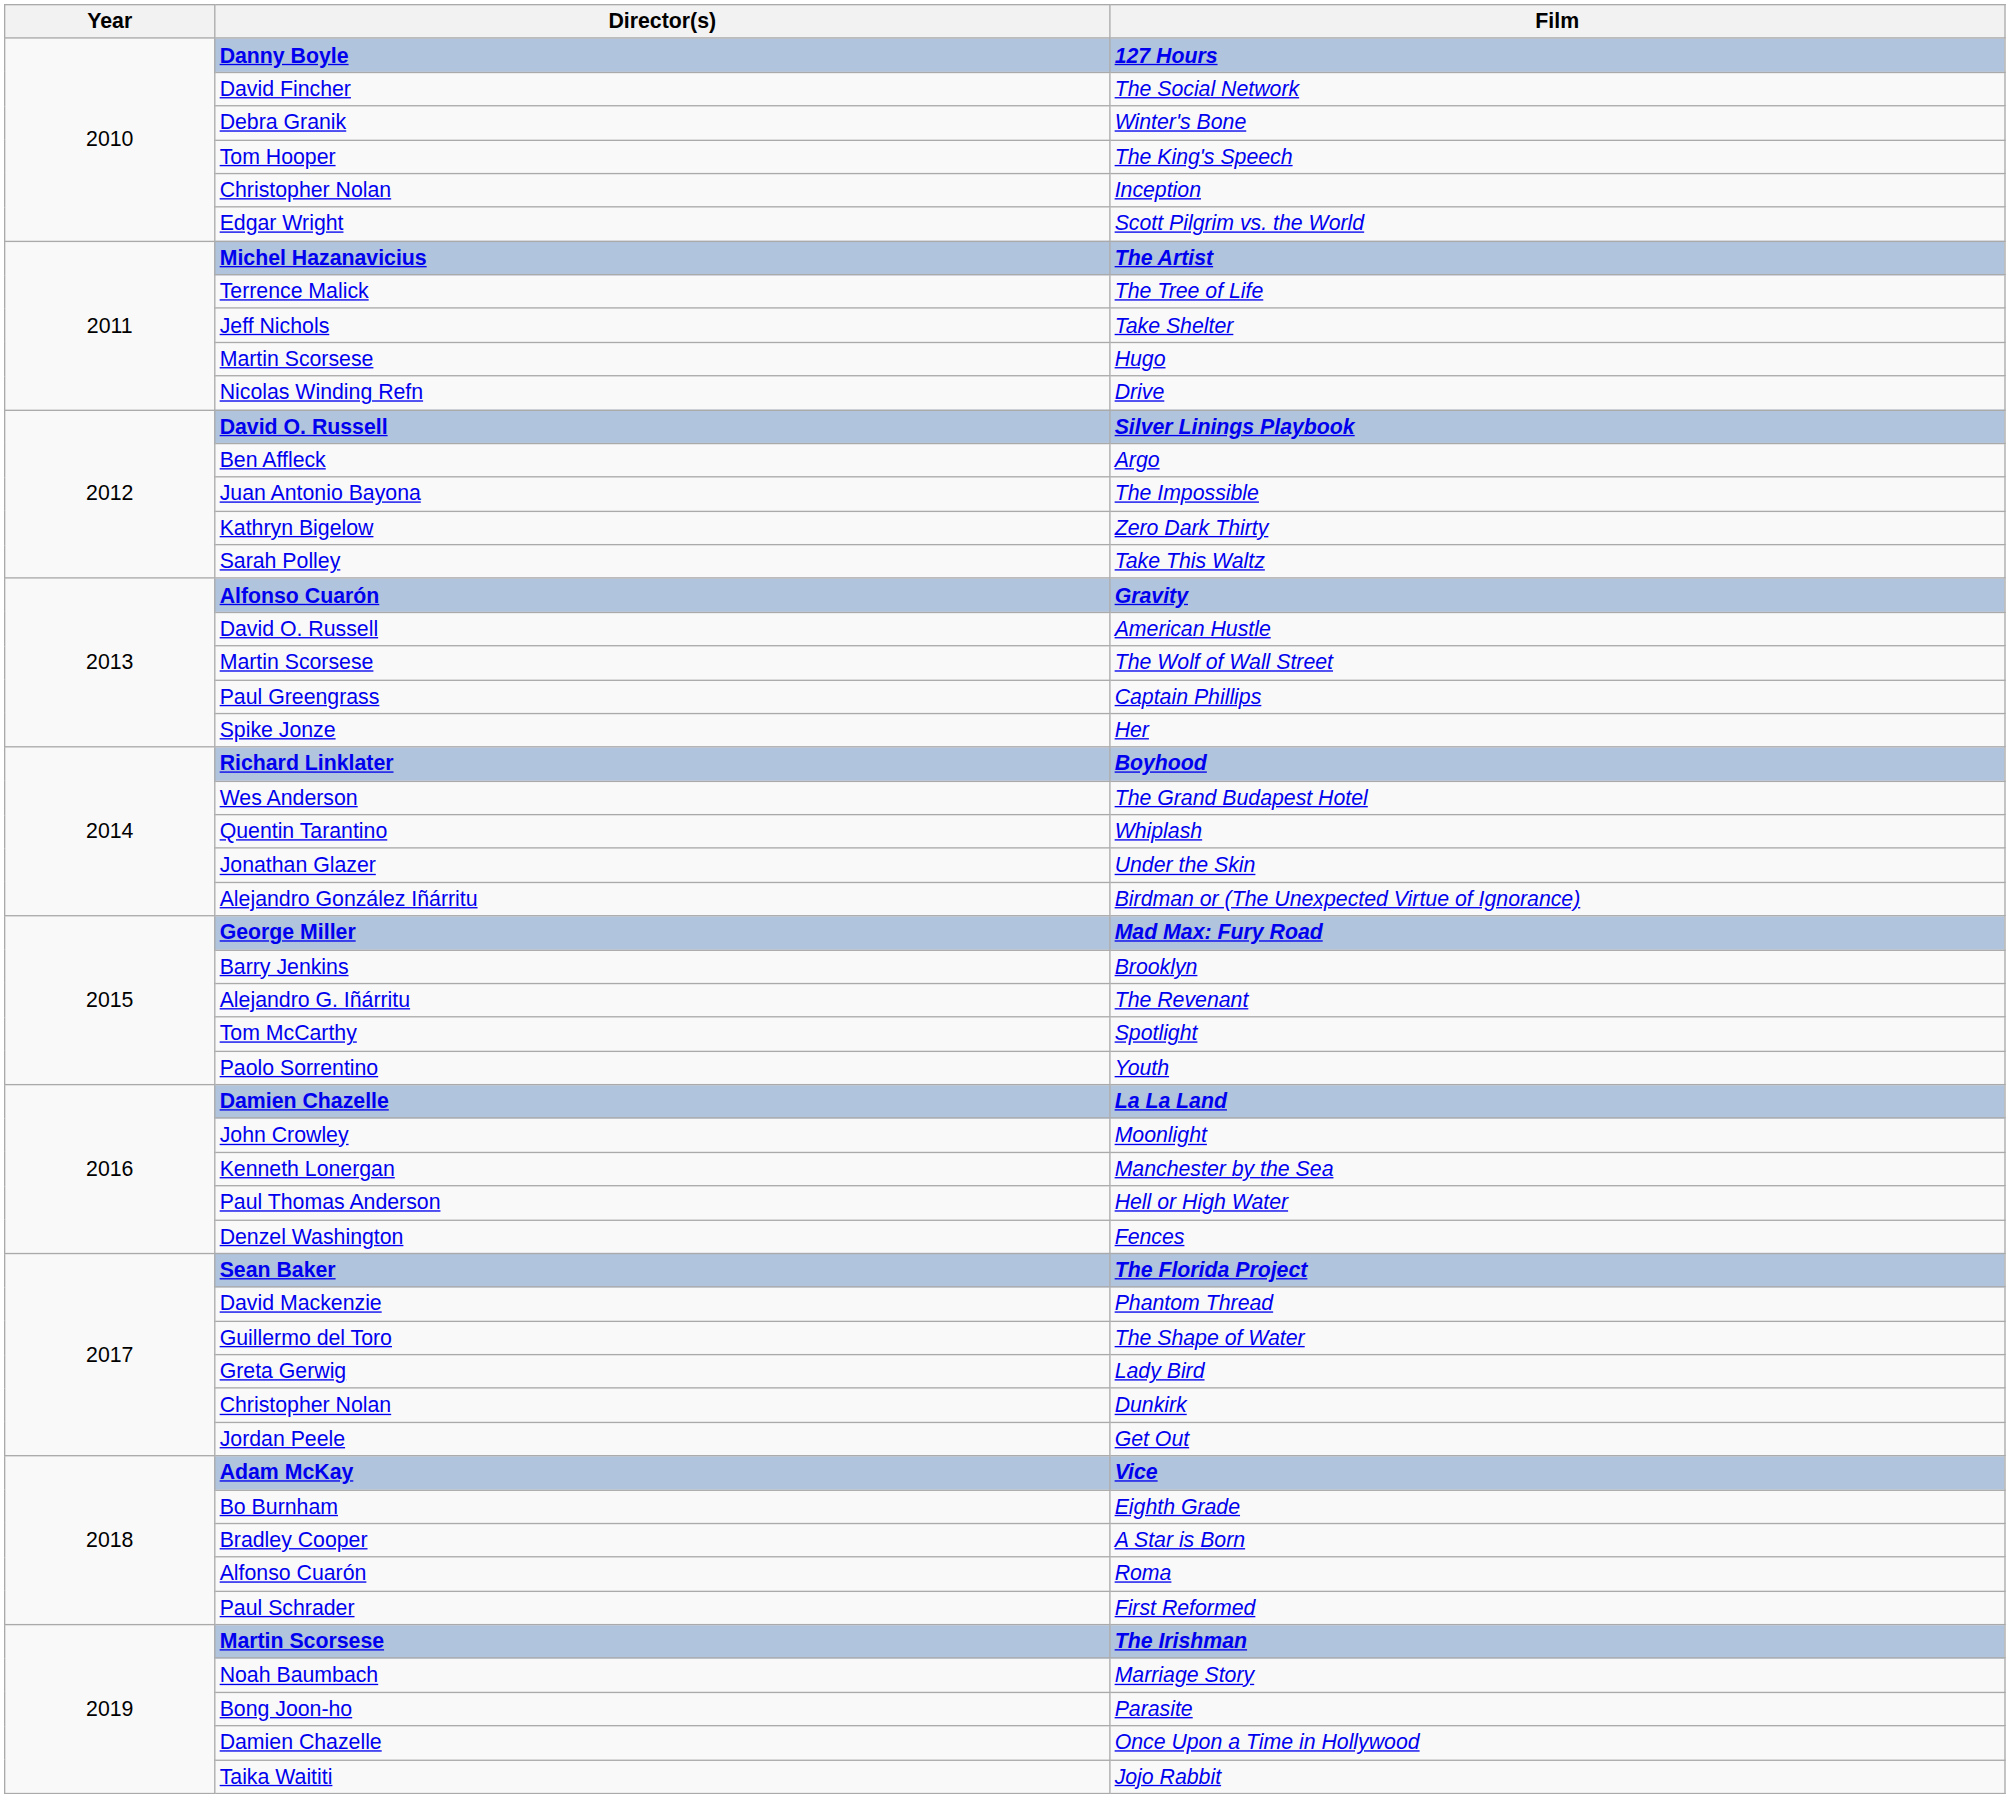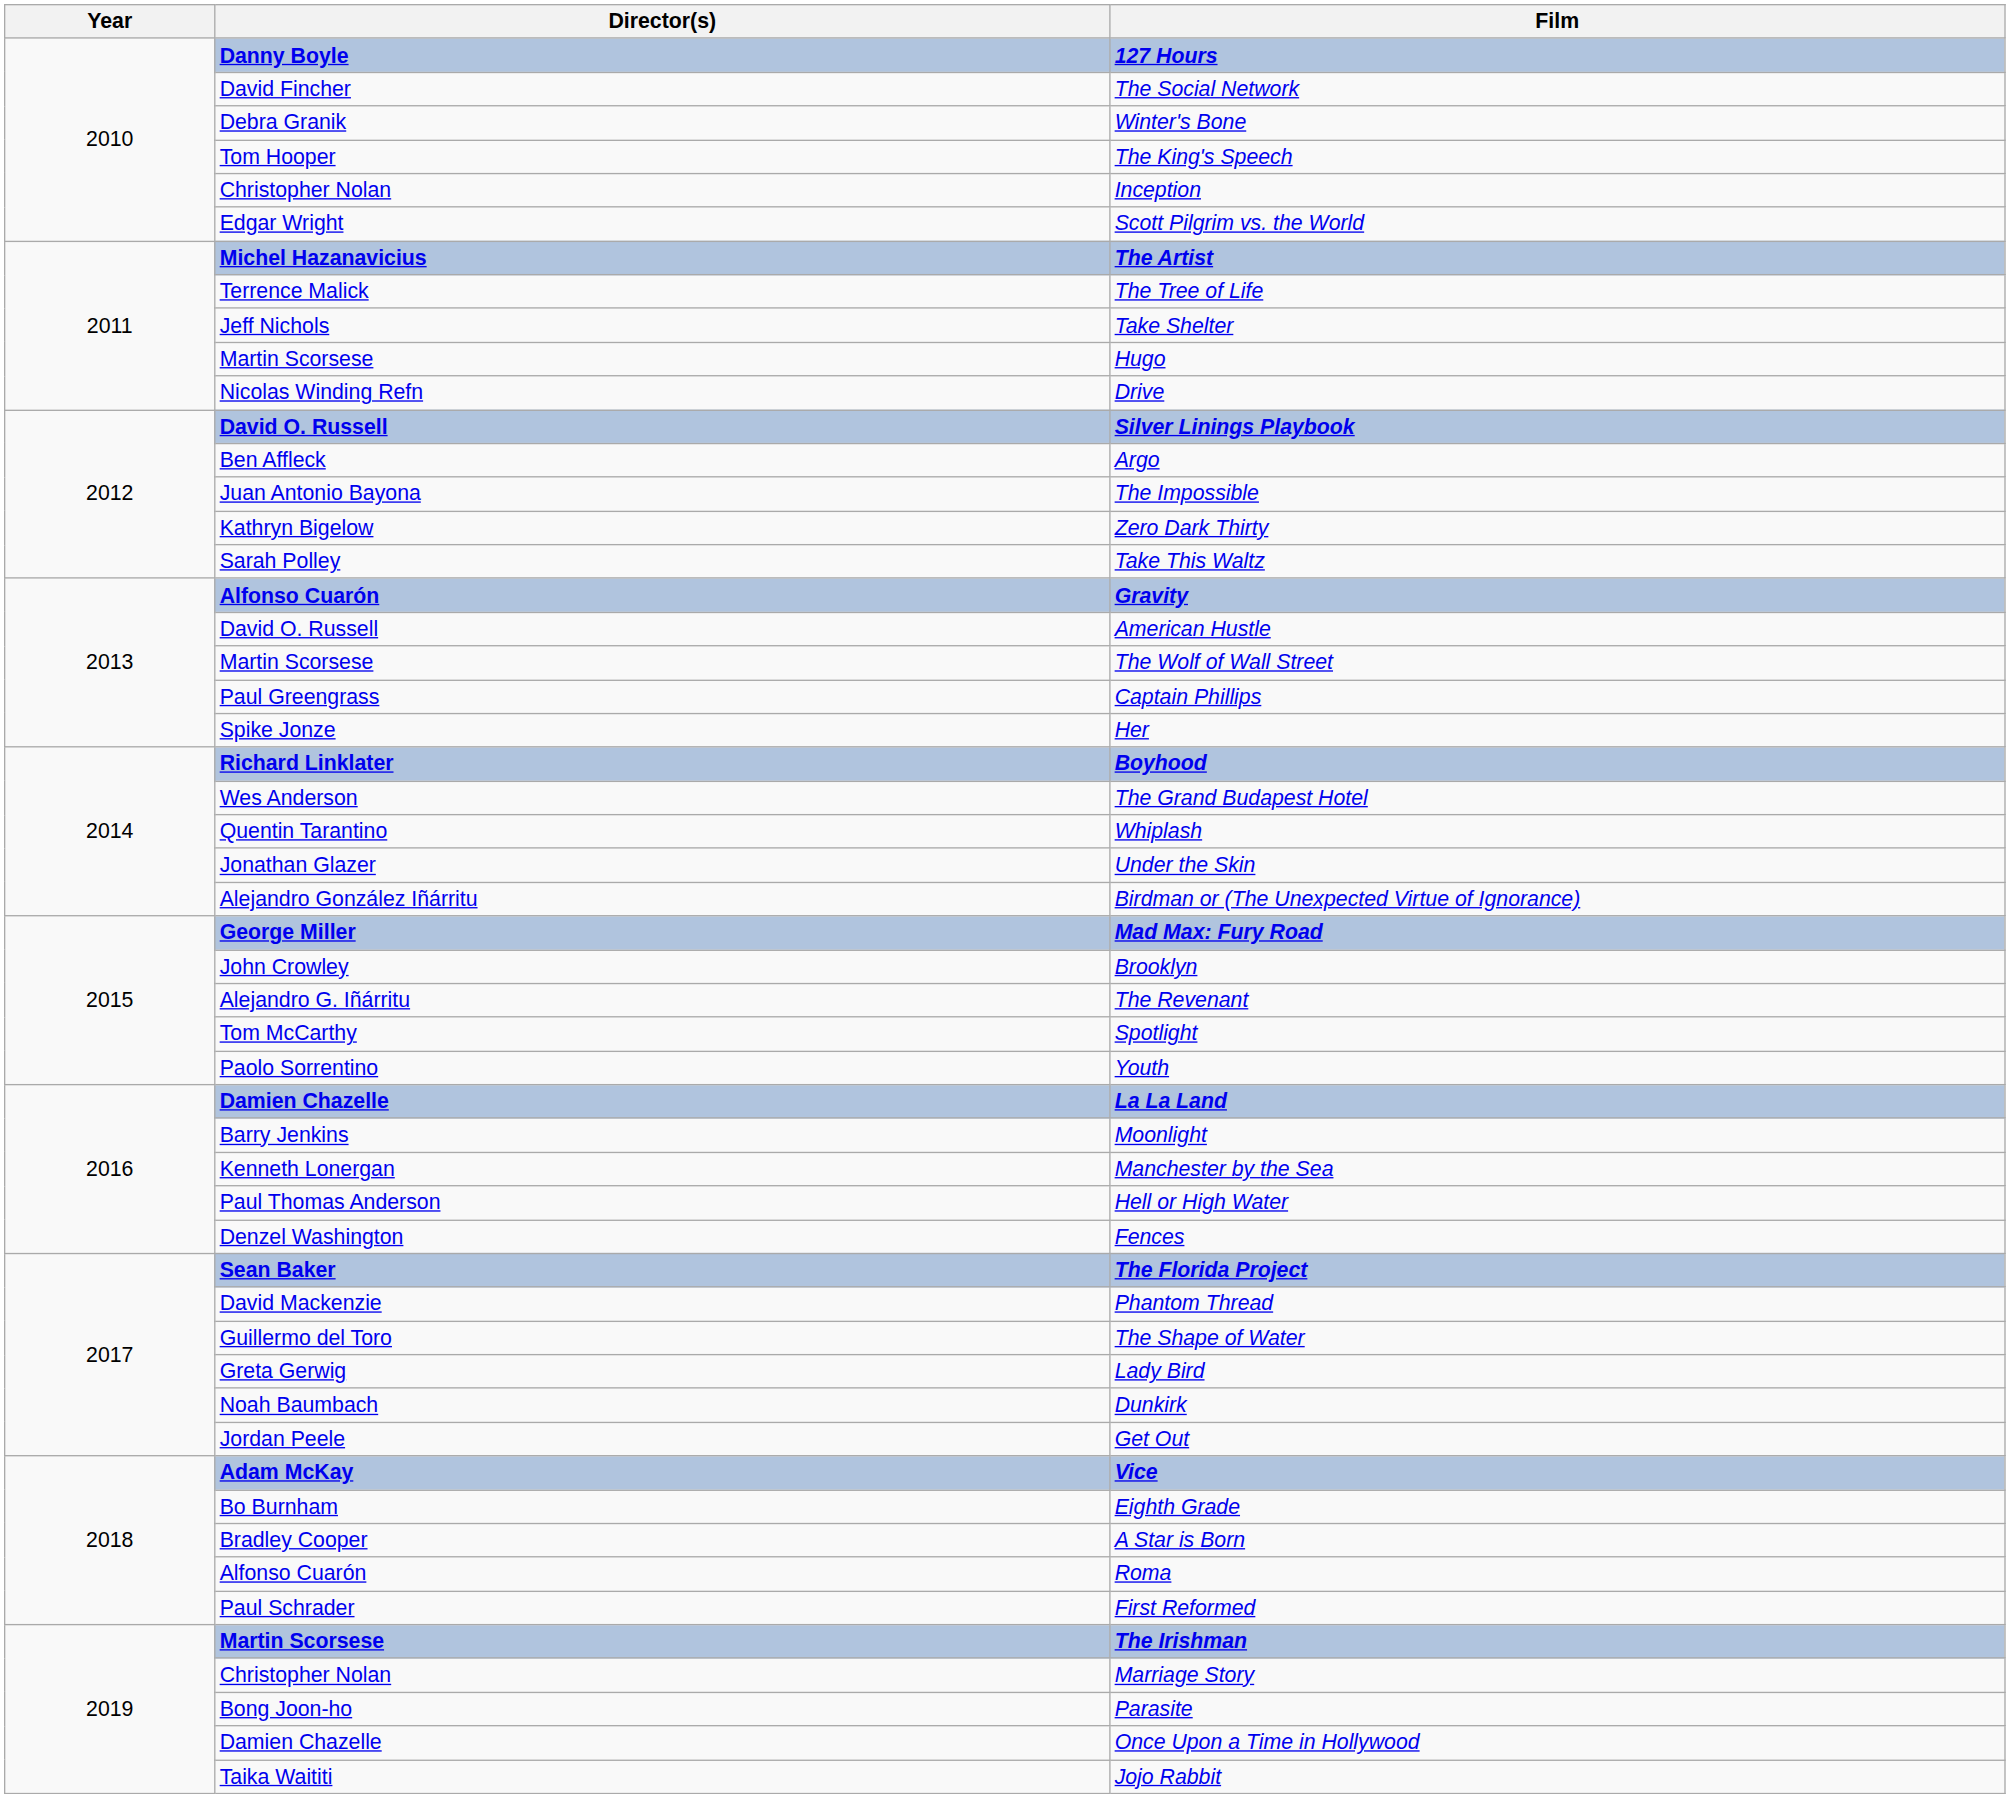(284, 966) Barry Jenkins -> (284, 966) John Crowley
(284, 1135) John Crowley -> (284, 1135) Barry Jenkins
(305, 1405) Christopher Nolan -> (299, 1405) Noah Baumbach
(299, 1675) Noah Baumbach -> (305, 1675) Christopher Nolan
